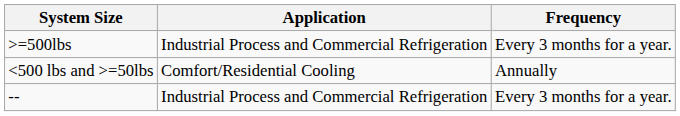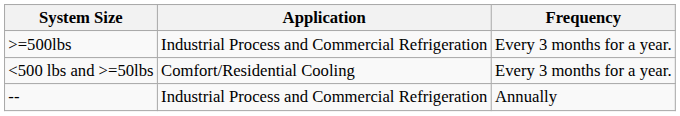(526, 70) Annually -> (583, 70) Every 3 months for a year.
(583, 96) Every 3 months for a year. -> (526, 96) Annually
